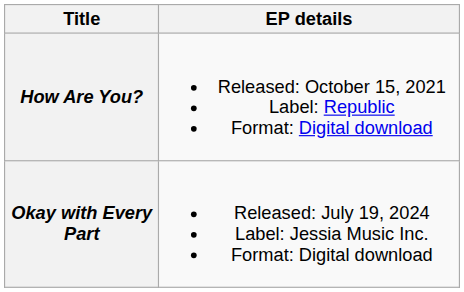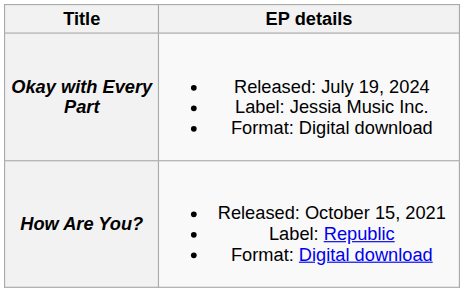rows swapped: (82, 96) <-> (82, 223)
